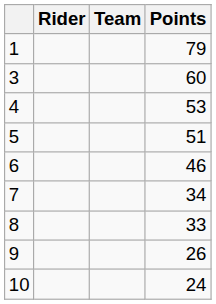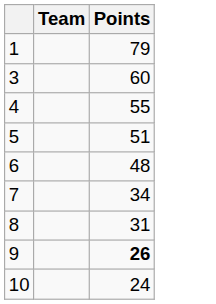- column: (62, 19)
(196, 107) 53 -> (140, 107) 55
(196, 166) 46 -> (140, 166) 48
(196, 225) 33 -> (140, 225) 31
(196, 254) normal -> (140, 254) bold
